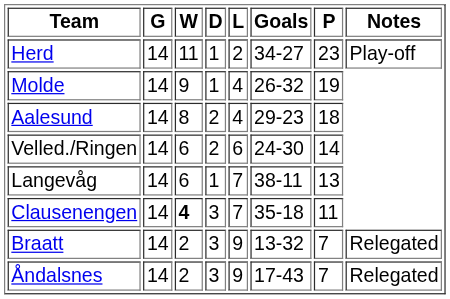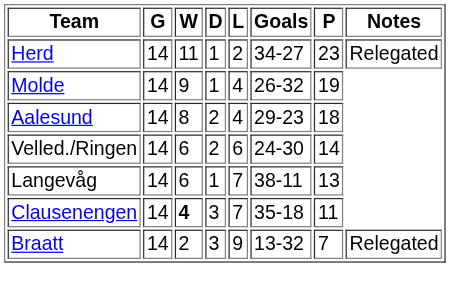(382, 53) Play-off -> (394, 53) Relegated
- row: (57, 275)
